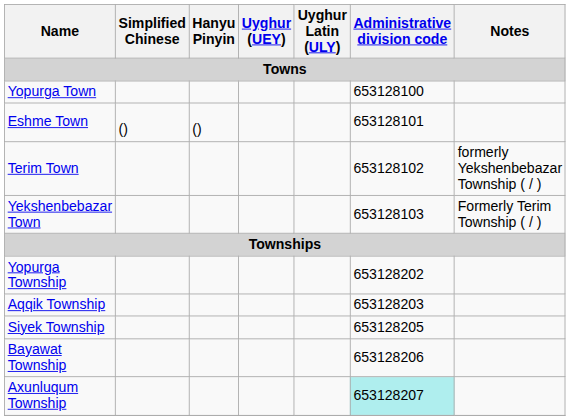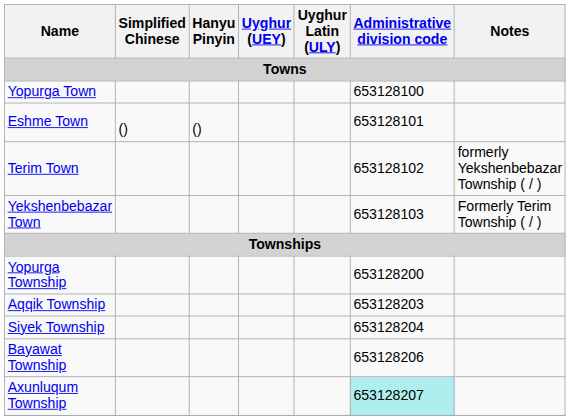(389, 274) 653128202 -> (389, 274) 653128200
(389, 327) 653128205 -> (389, 327) 653128204
